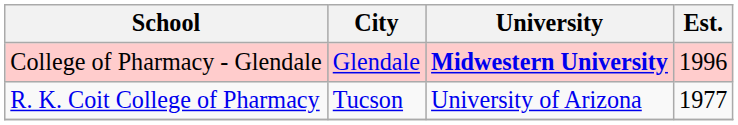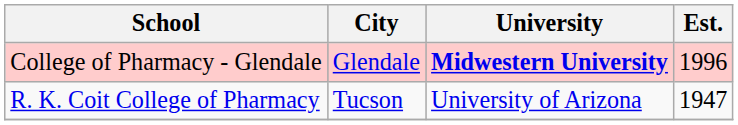(703, 100) 1977 -> (703, 100) 1947
